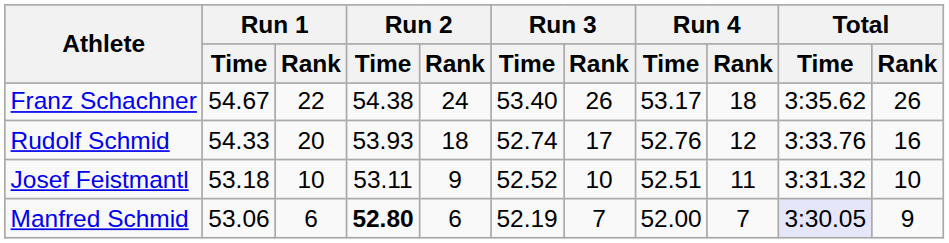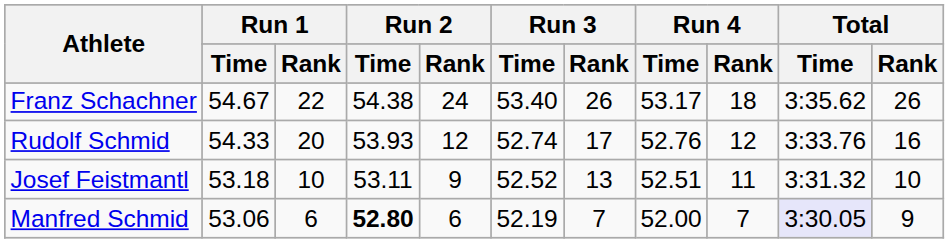(455, 141) 18 -> (455, 141) 12
(599, 179) 10 -> (599, 179) 13
